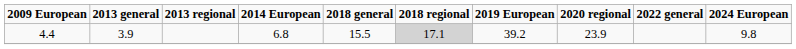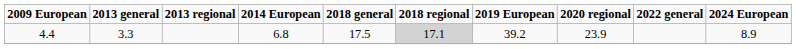(126, 33) 3.9 -> (126, 33) 3.3
(360, 33) 15.5 -> (360, 33) 17.5
(749, 33) 9.8 -> (749, 33) 8.9
